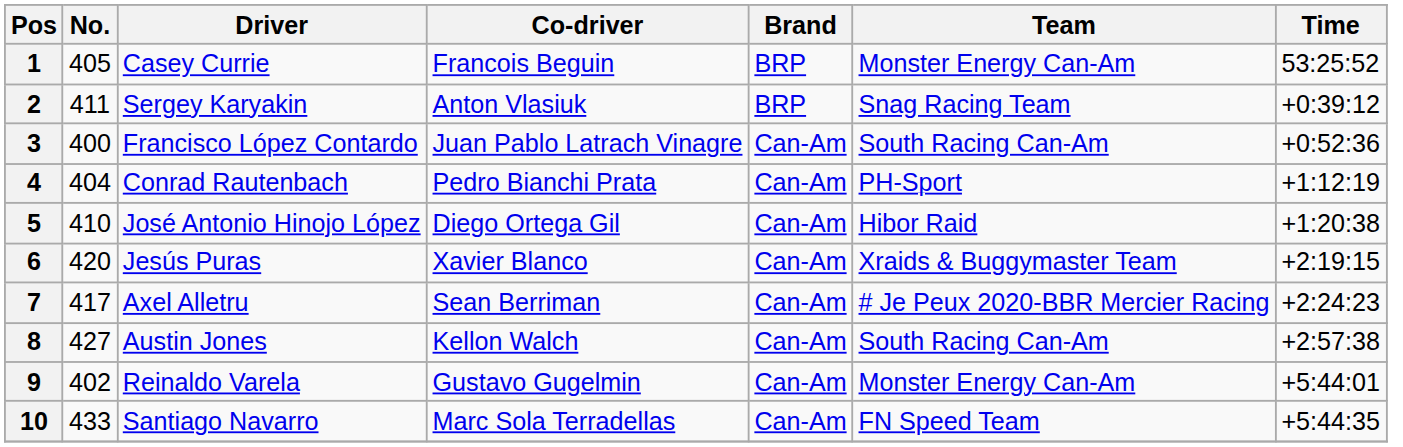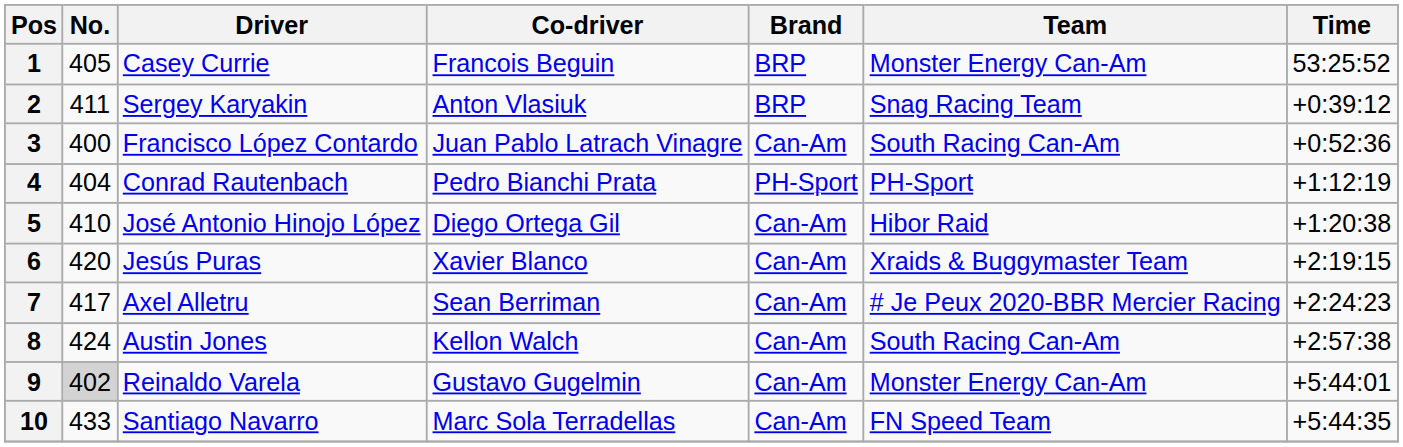(800, 183) Can-Am -> (806, 183) PH-Sport
(90, 342) 427 -> (90, 342) 424
(90, 381) no background -> (90, 381) lightgrey background
